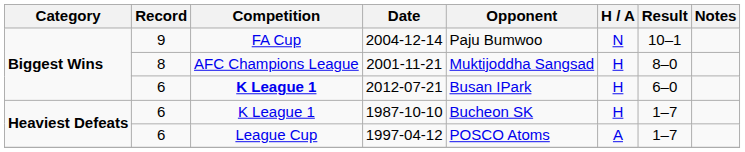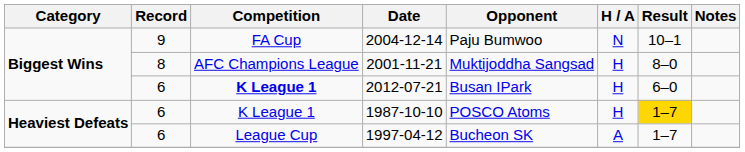(491, 111) Bucheon SK -> (500, 111) POSCO Atoms
(665, 111) no background -> (665, 111) gold background
(500, 135) POSCO Atoms -> (491, 135) Bucheon SK
